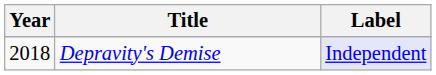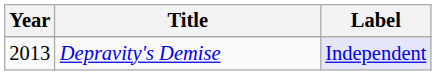(30, 53) 2018 -> (30, 53) 2013
